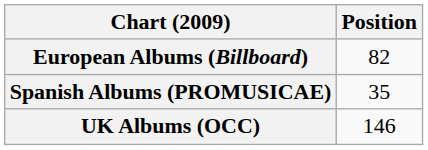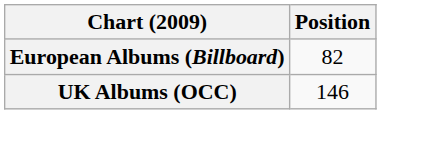- row: (171, 91)
